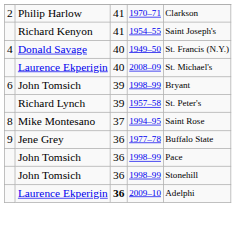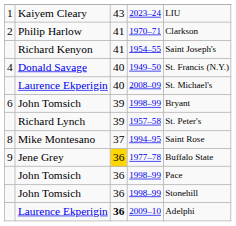+ row: (10, 13)
(119, 139) no background -> (119, 157) gold background
